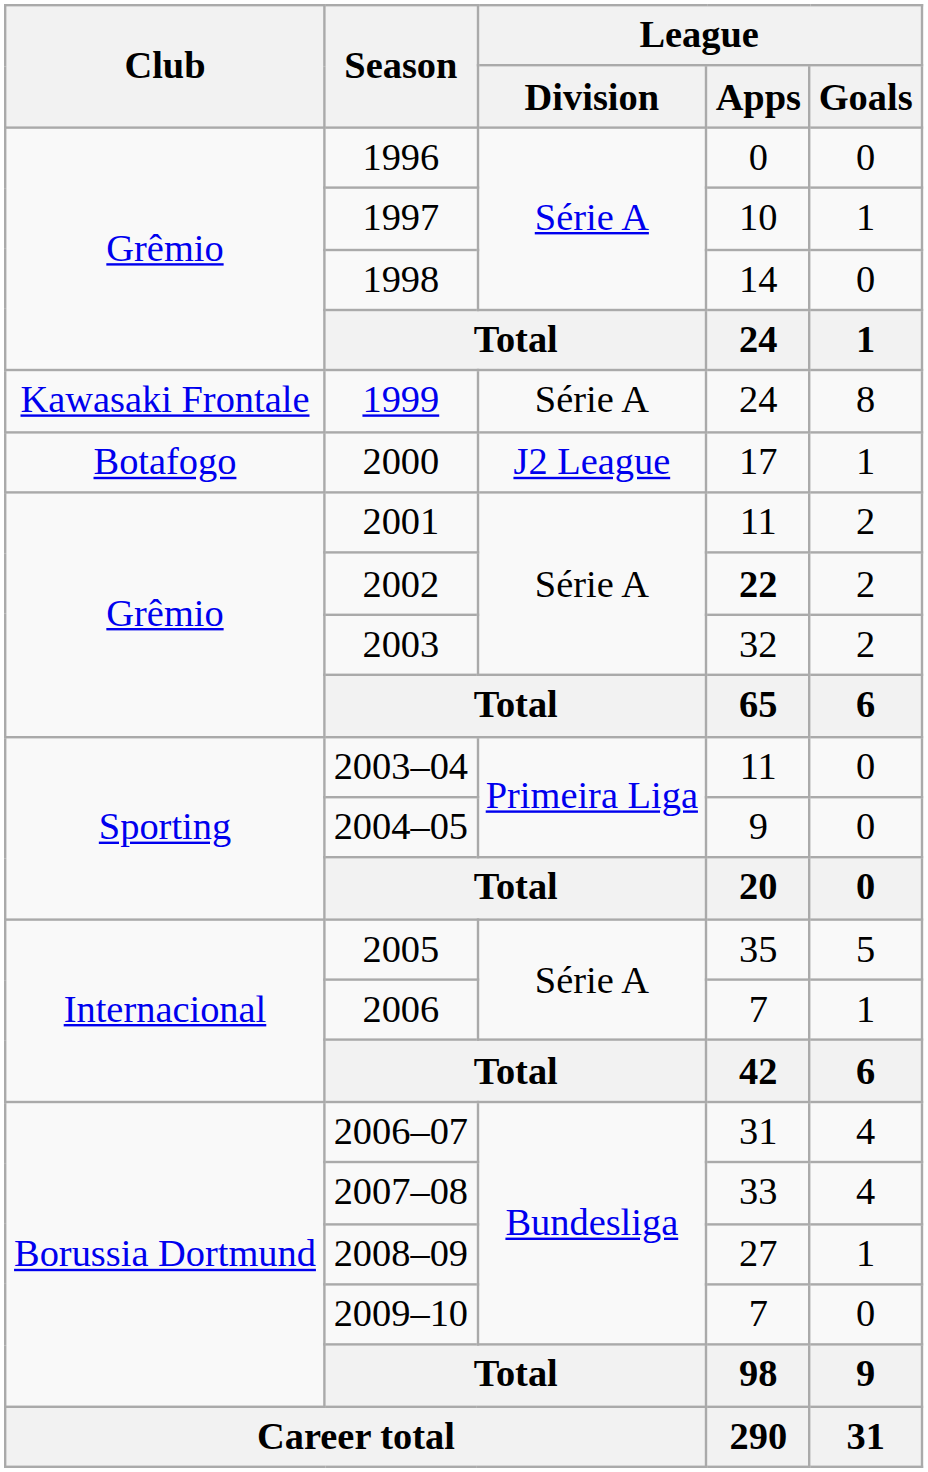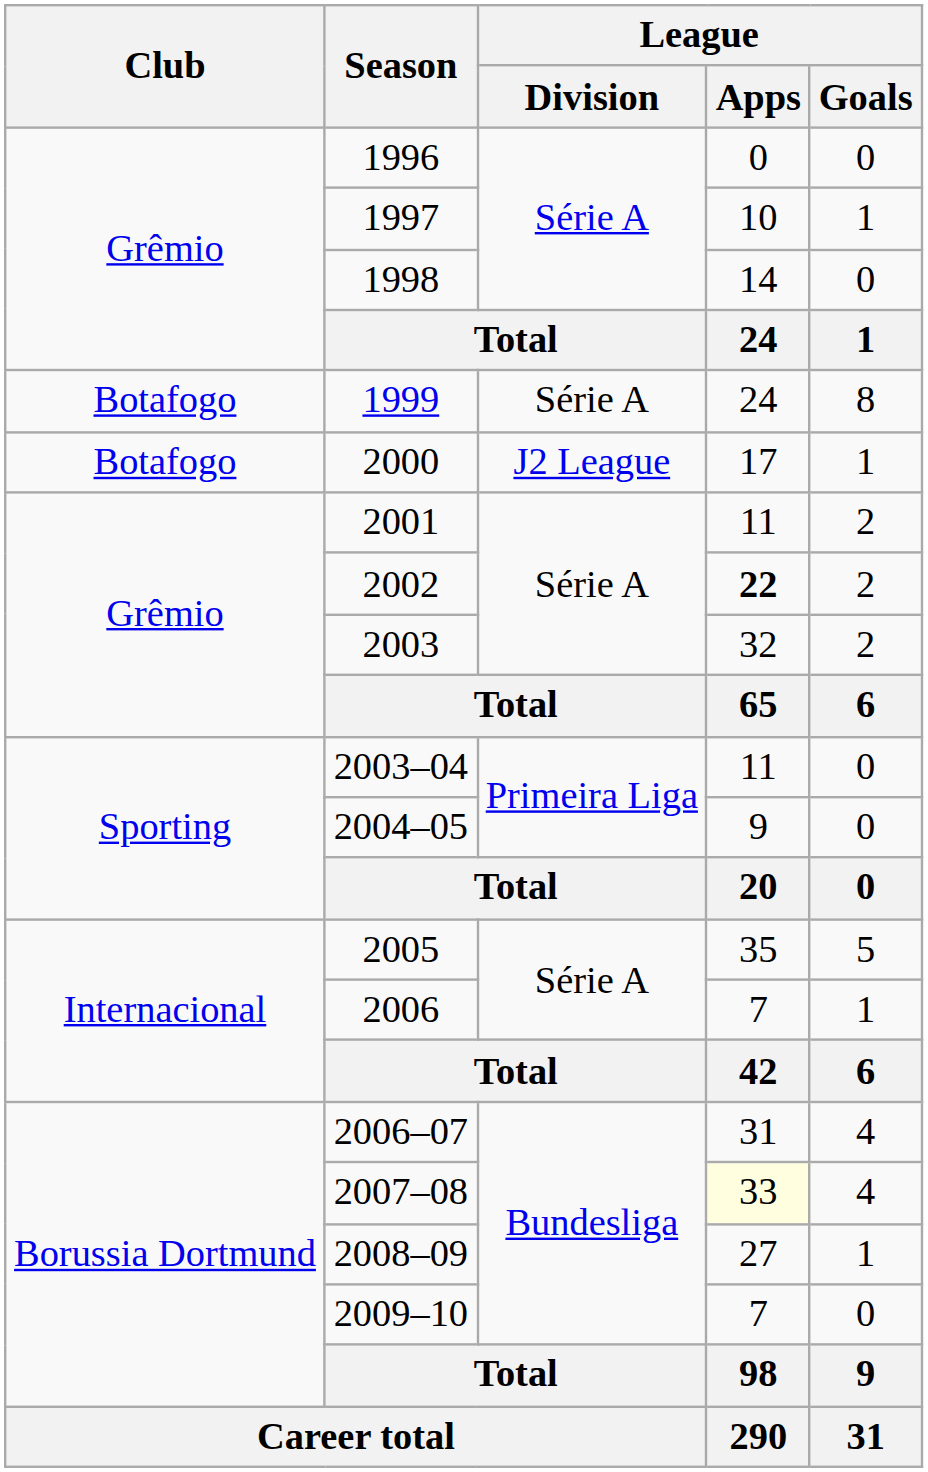(165, 400) Kawasaki Frontale -> (165, 400) Botafogo
(758, 1192) no background -> (758, 1192) lightyellow background
